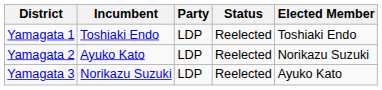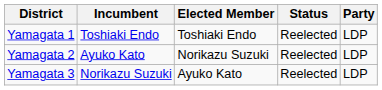columns swapped: (193, 14) <-> (326, 14)
